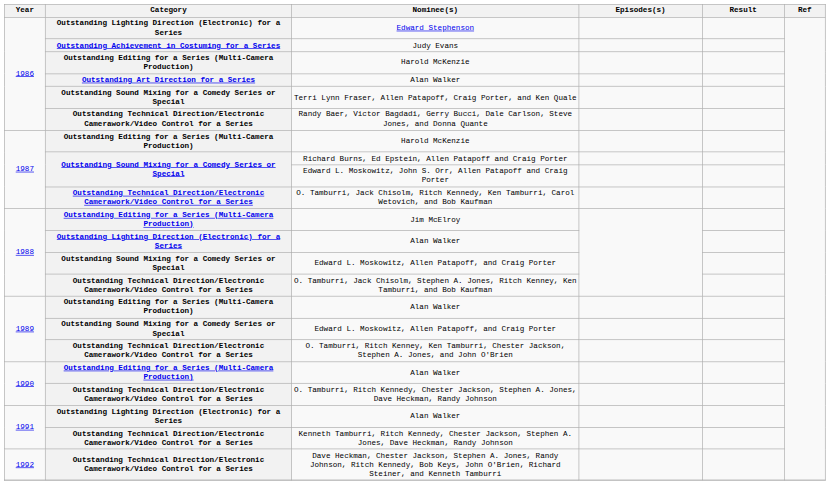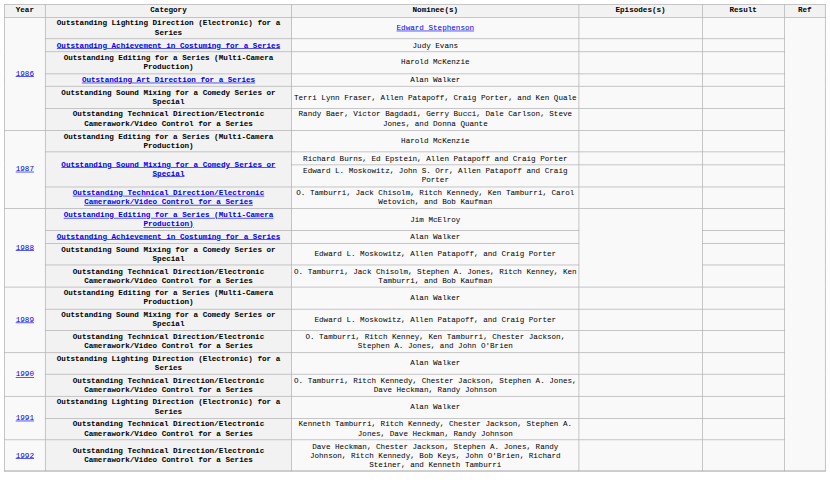(169, 241) Outstanding Lighting Direction (Electronic) for a Series -> (169, 237) Outstanding Achievement in Costuming for a Series
(169, 372) Outstanding Editing for a Series (Multi-Camera Production) -> (169, 363) Outstanding Lighting Direction (Electronic) for a Series
